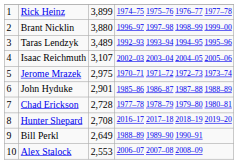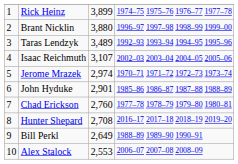(102, 74) 2,975 -> (102, 74) 2,974
(102, 105) 2,728 -> (102, 105) 2,760
